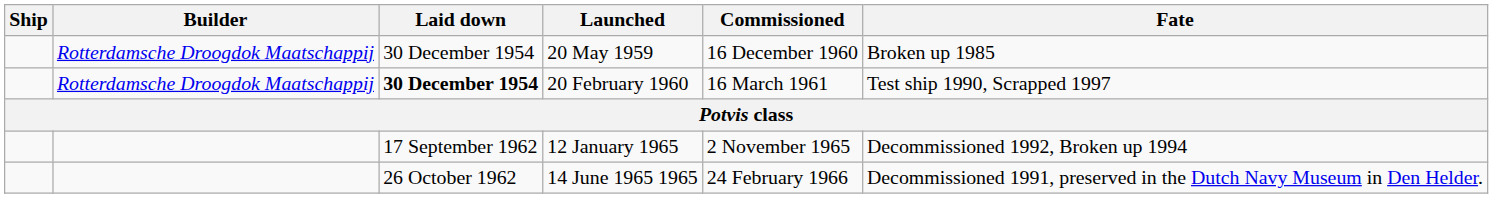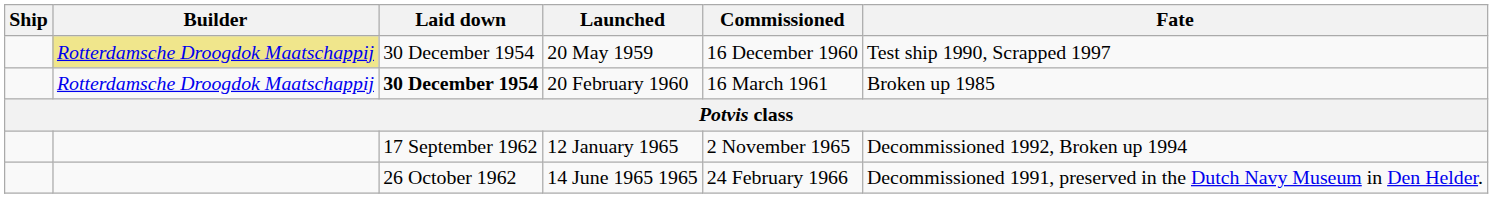(215, 51) no background -> (215, 51) khaki background
(931, 51) Broken up 1985 -> (989, 51) Test ship 1990, Scrapped 1997
(989, 83) Test ship 1990, Scrapped 1997 -> (931, 83) Broken up 1985
